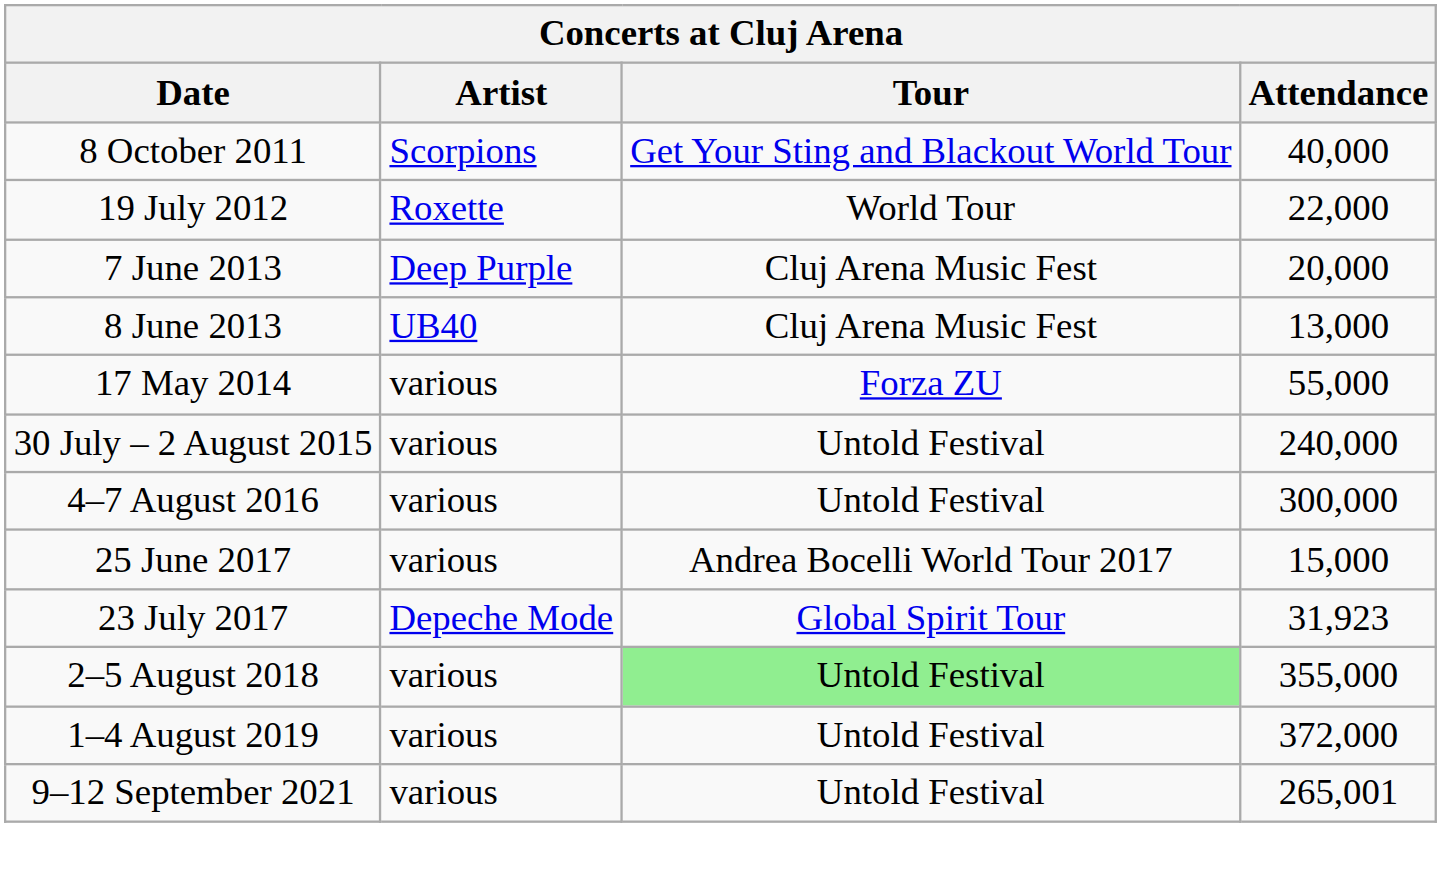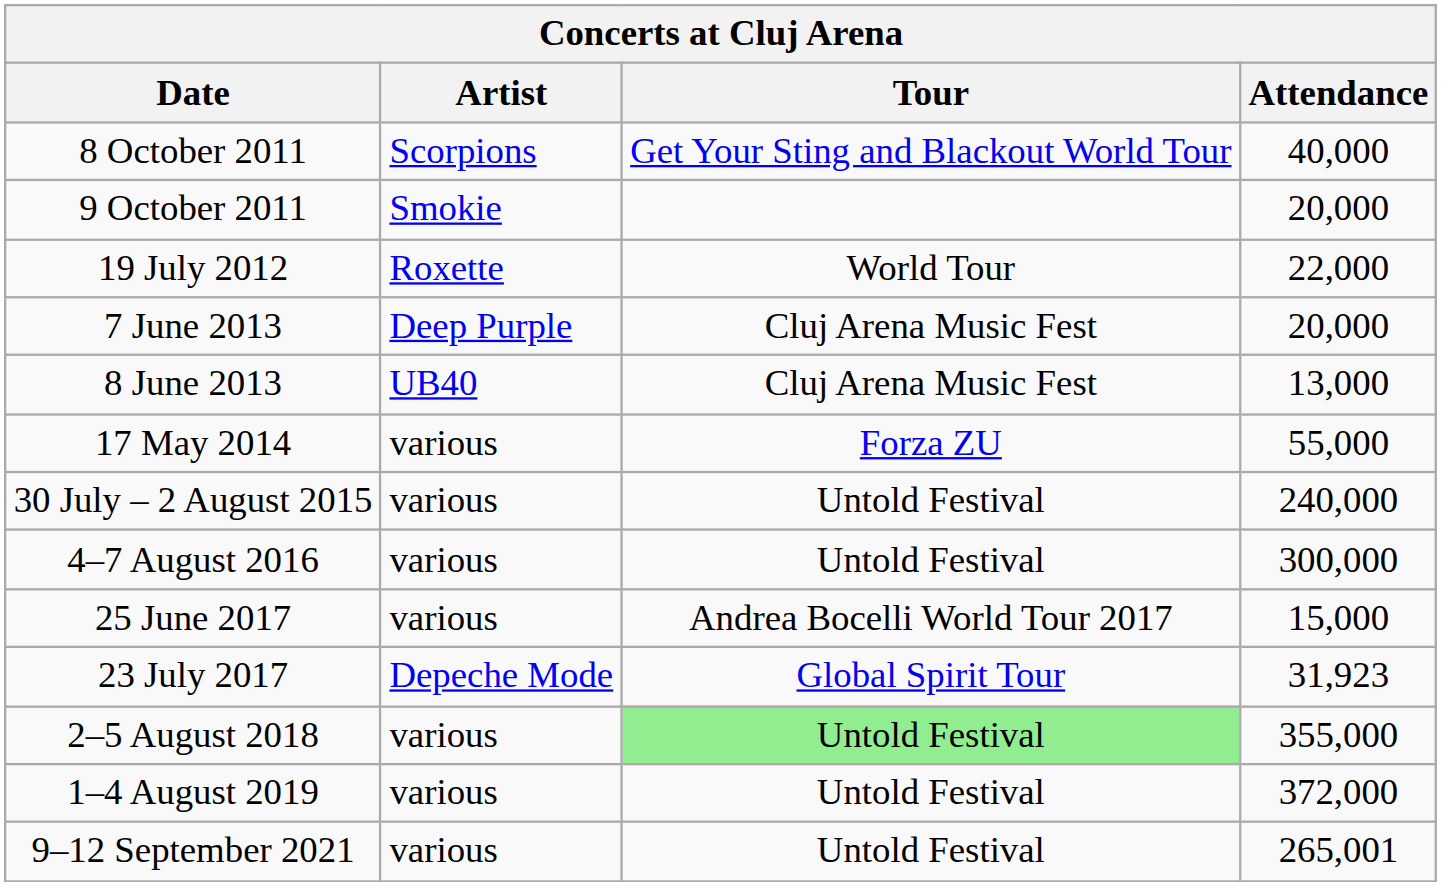+ row: (193, 208)
